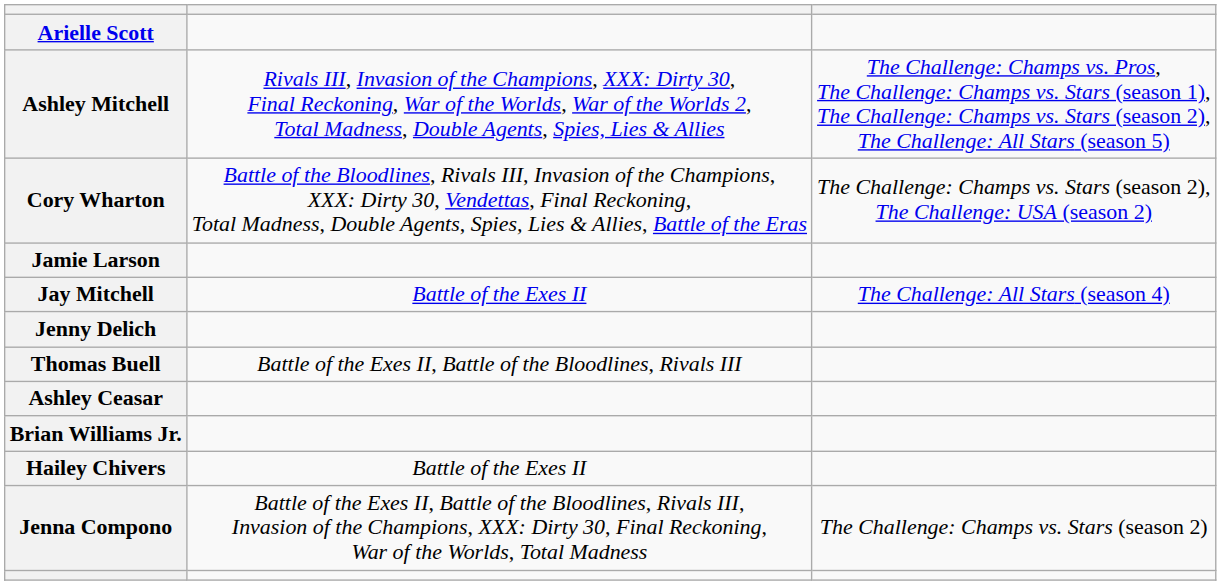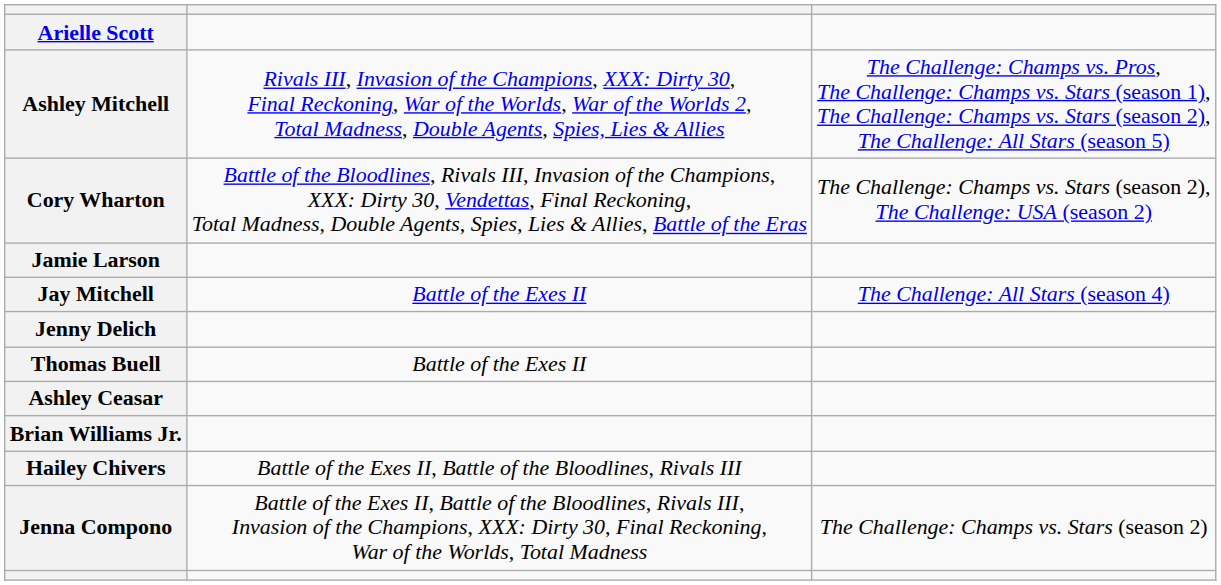(499, 363) Battle of the Exes II, Battle of the Bloodlines, Rivals III -> (499, 363) Battle of the Exes II
(499, 468) Battle of the Exes II -> (499, 468) Battle of the Exes II, Battle of the Bloodlines, Rivals III
